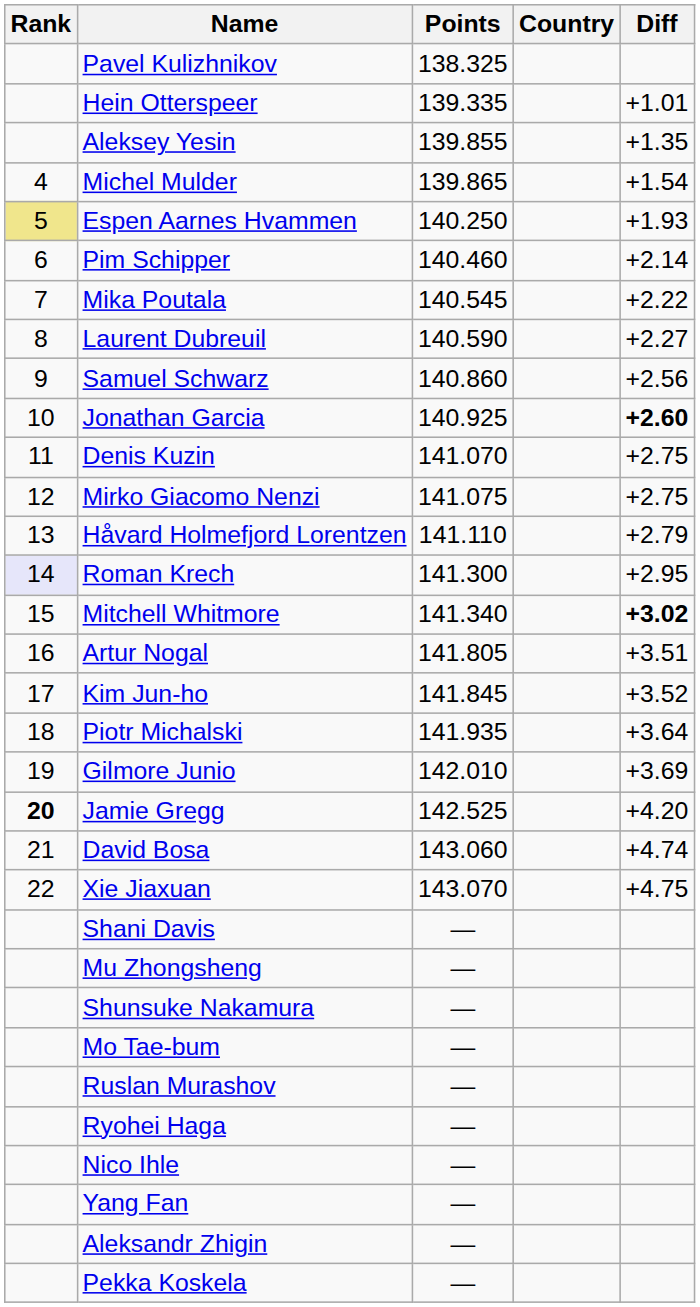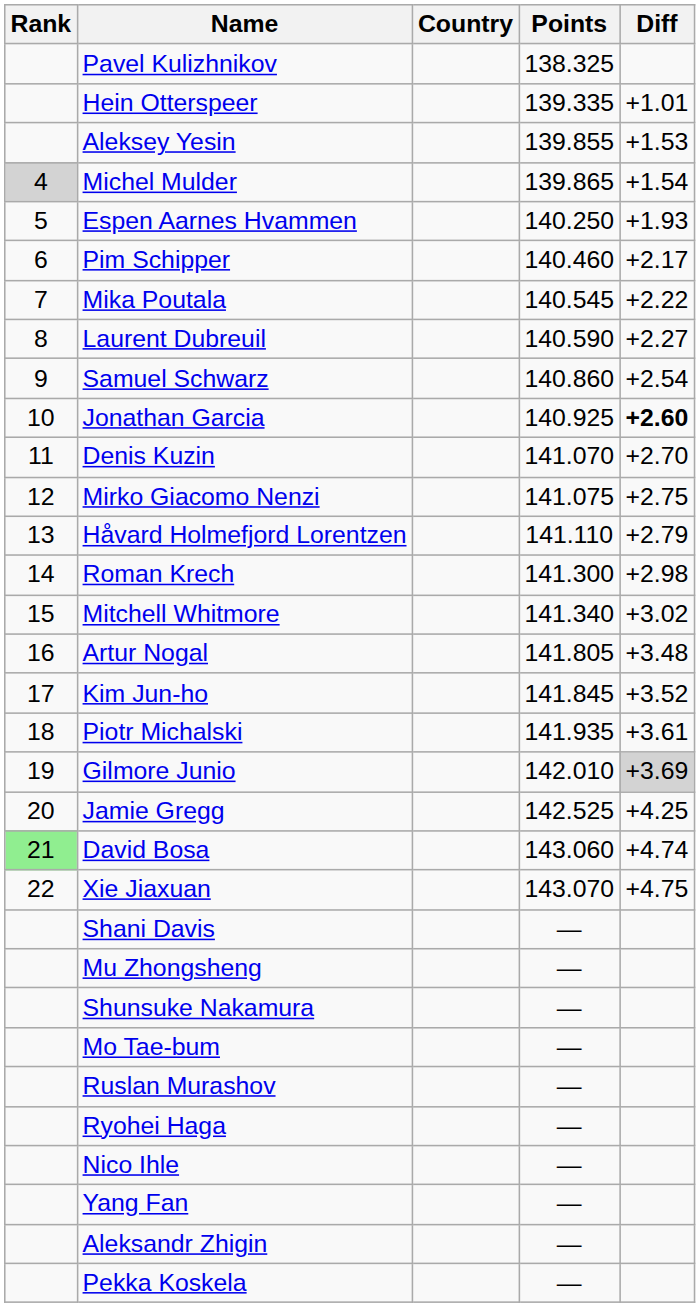columns swapped: (567, 24) <-> (463, 24)
(657, 142) +1.35 -> (657, 142) +1.53
(41, 181) no background -> (41, 181) lightgrey background
(41, 220) khaki background -> (41, 220) no background
(657, 260) +2.14 -> (657, 260) +2.17
(657, 378) +2.56 -> (657, 378) +2.54
(657, 456) +2.75 -> (657, 456) +2.70
(41, 574) lavender background -> (41, 574) no background
(657, 574) +2.95 -> (657, 574) +2.98
(657, 614) bold -> (657, 614) normal
(657, 653) +3.51 -> (657, 653) +3.48
(657, 732) +3.64 -> (657, 732) +3.61
(657, 771) no background -> (657, 771) lightgrey background
(41, 810) bold -> (41, 810) normal
(657, 810) +4.20 -> (657, 810) +4.25
(41, 850) no background -> (41, 850) lightgreen background
